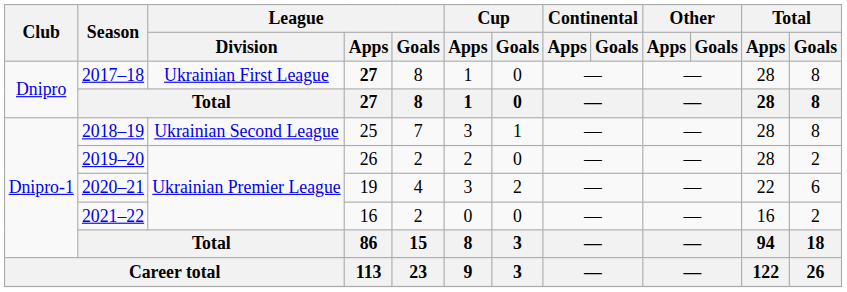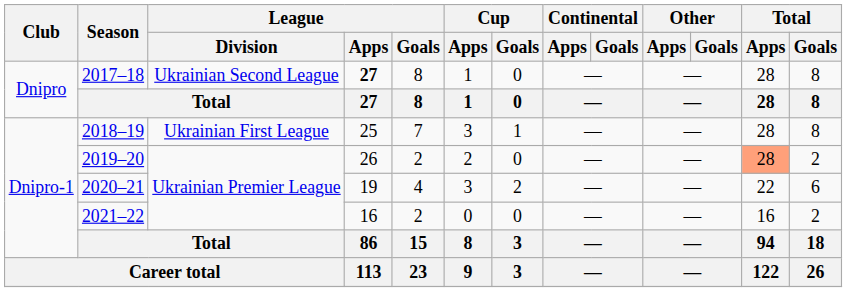(246, 74) Ukrainian First League -> (246, 74) Ukrainian Second League
(246, 131) Ukrainian Second League -> (246, 131) Ukrainian First League
(766, 159) no background -> (766, 159) lightsalmon background
